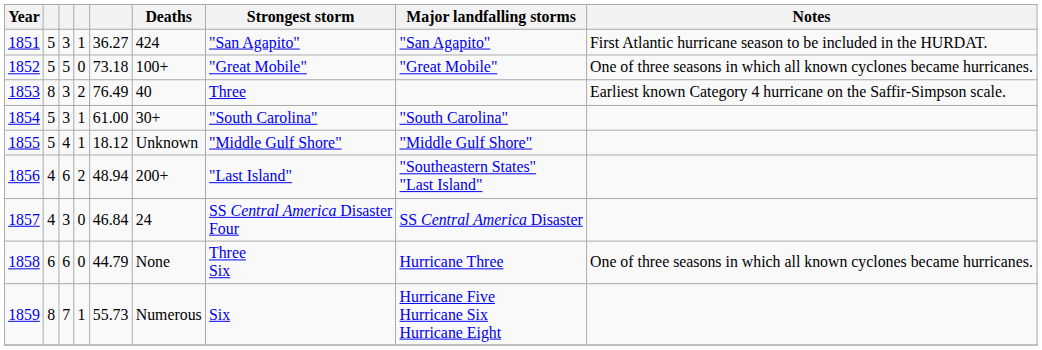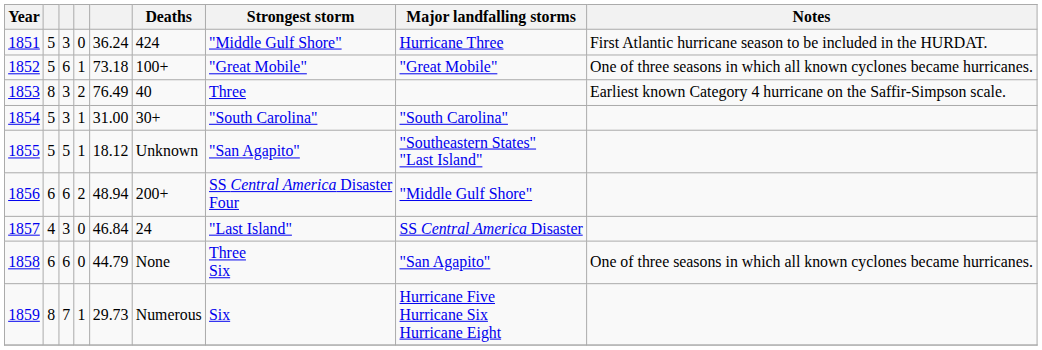(82, 42) 1 -> (82, 42) 0
(111, 42) 36.27 -> (111, 42) 36.24
(254, 42) "San Agapito" -> (275, 42) "Middle Gulf Shore"
(445, 42) "San Agapito" -> (451, 42) Hurricane Three
(66, 67) 5 -> (66, 67) 6
(82, 67) 0 -> (82, 67) 1
(111, 117) 61.00 -> (111, 117) 31.00
(66, 142) 4 -> (66, 151) 5
(275, 142) "Middle Gulf Shore" -> (254, 151) "San Agapito"
(466, 142) "Middle Gulf Shore" -> (468, 151) "Southeastern States" "Last Island"
(51, 176) 4 -> (51, 194) 6
(250, 176) "Last Island" -> (301, 194) SS Central America Disaster Four
(468, 176) "Southeastern States" "Last Island" -> (466, 194) "Middle Gulf Shore"
(301, 219) SS Central America Disaster Four -> (250, 228) "Last Island"
(451, 262) Hurricane Three -> (445, 262) "San Agapito"
(111, 314) 55.73 -> (111, 314) 29.73
